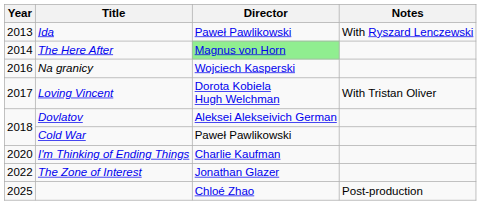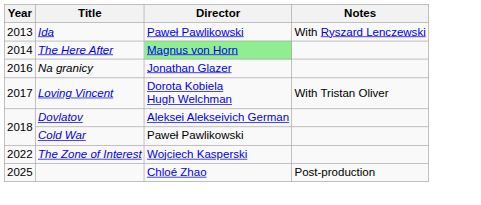(245, 68) Wojciech Kasperski -> (189, 68) Jonathan Glazer
- row: (114, 154)
(237, 172) Jonathan Glazer -> (197, 154) Wojciech Kasperski
